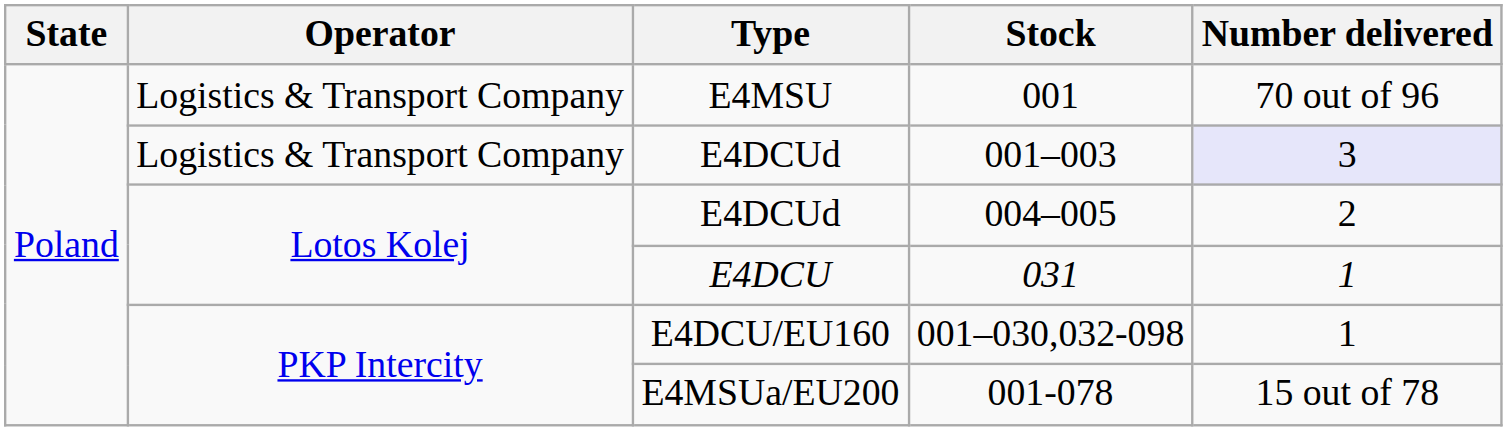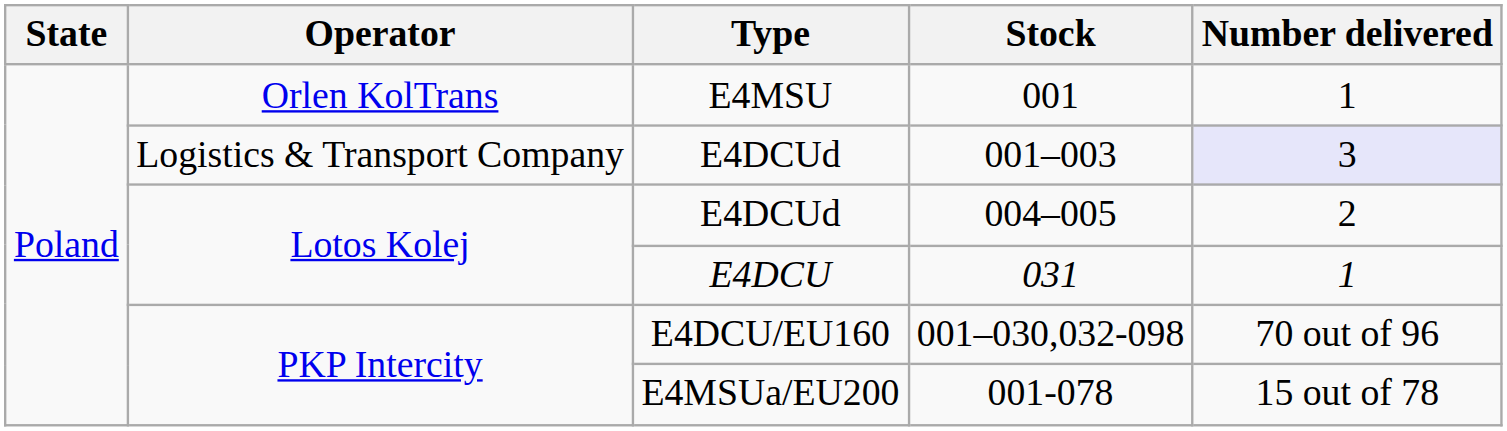(380, 94) Logistics & Transport Company -> (380, 94) Orlen KolTrans
(1347, 94) 70 out of 96 -> (1347, 94) 1
(1347, 333) 1 -> (1347, 333) 70 out of 96
